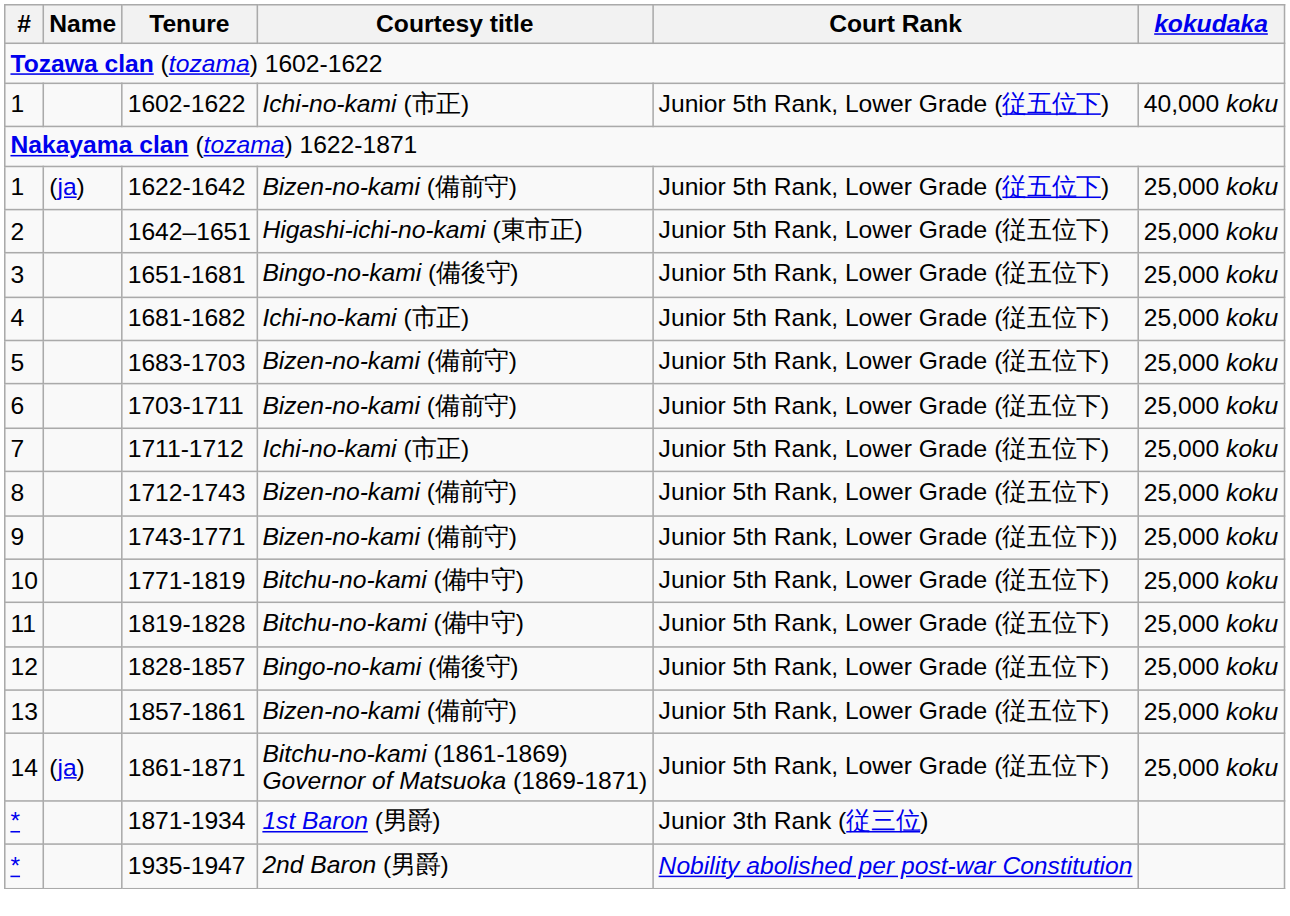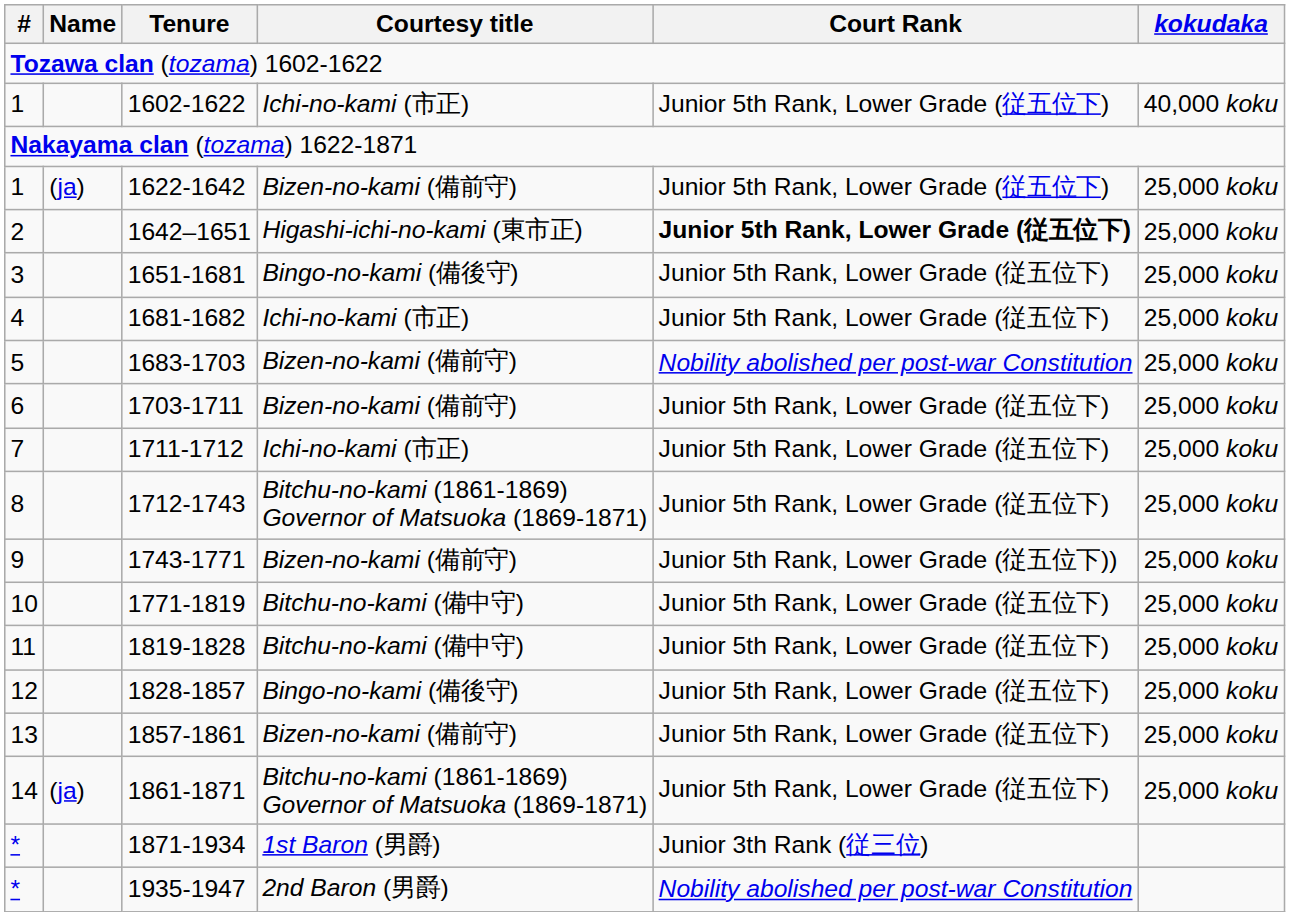(884, 230) normal -> (895, 230) bold
(884, 361) Junior 5th Rank, Lower Grade (従五位下) -> (896, 362) Nobility abolished per post-war Constitution
(390, 492) Bizen-no-kami (備前守) -> (455, 504) Bitchu-no-kami (1861-1869) Governor of Matsuoka (1869-1871)
